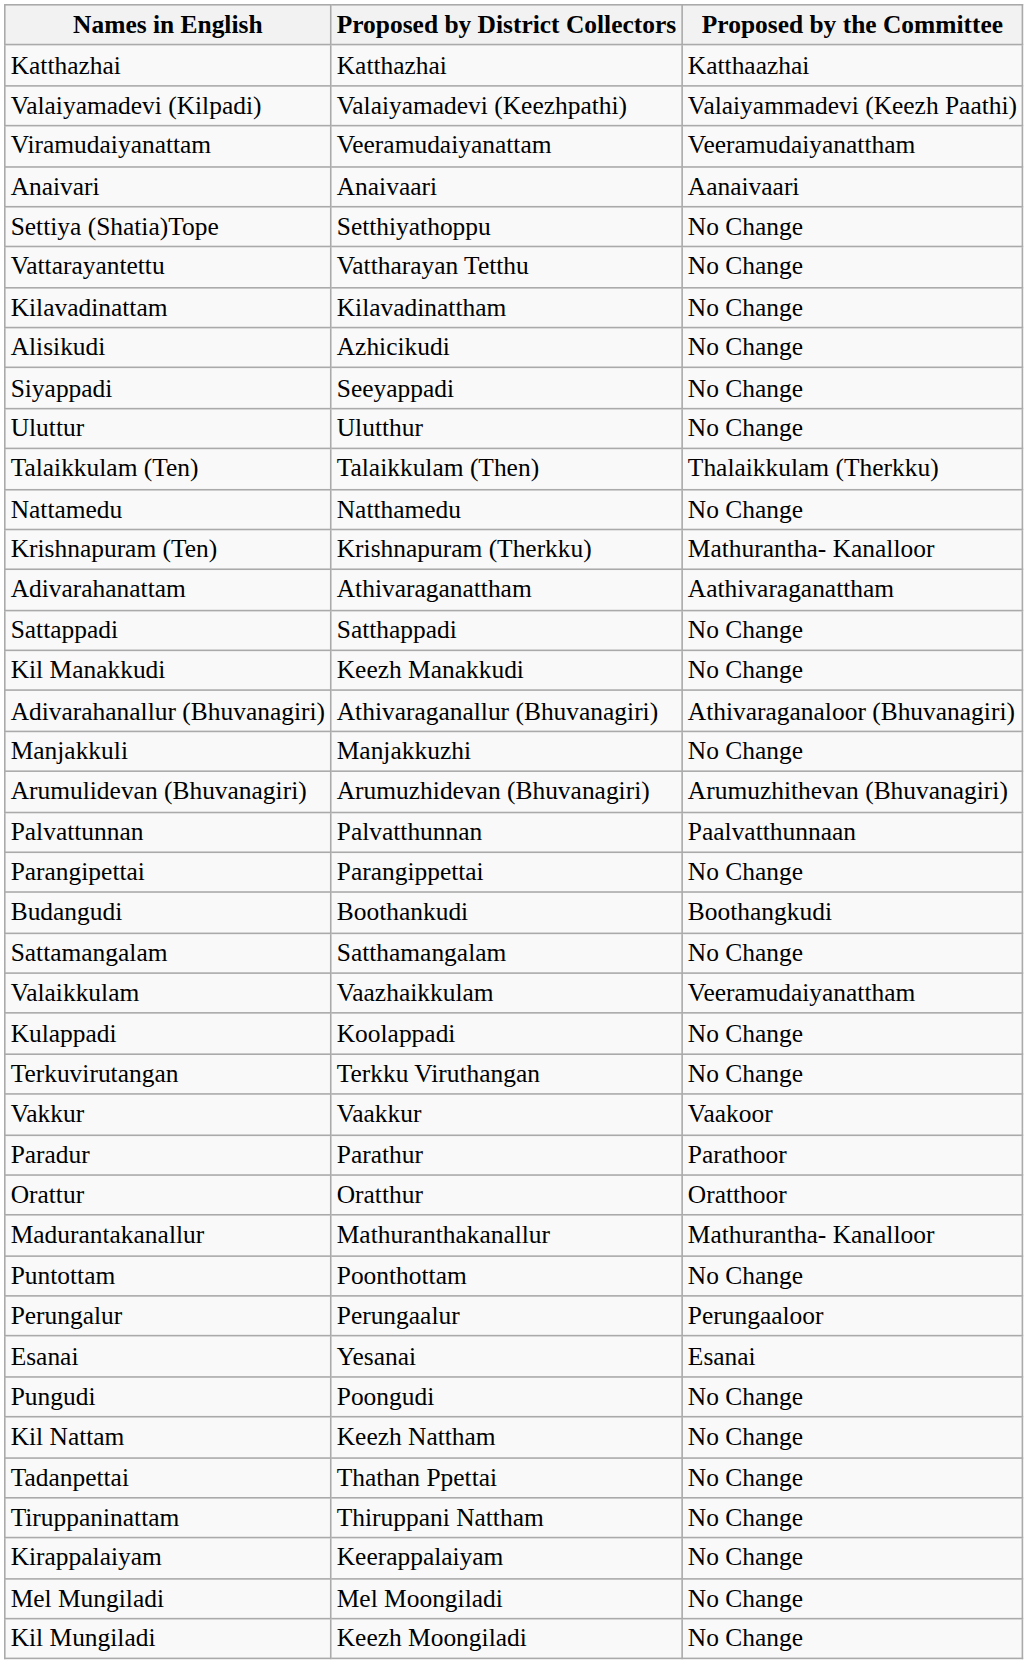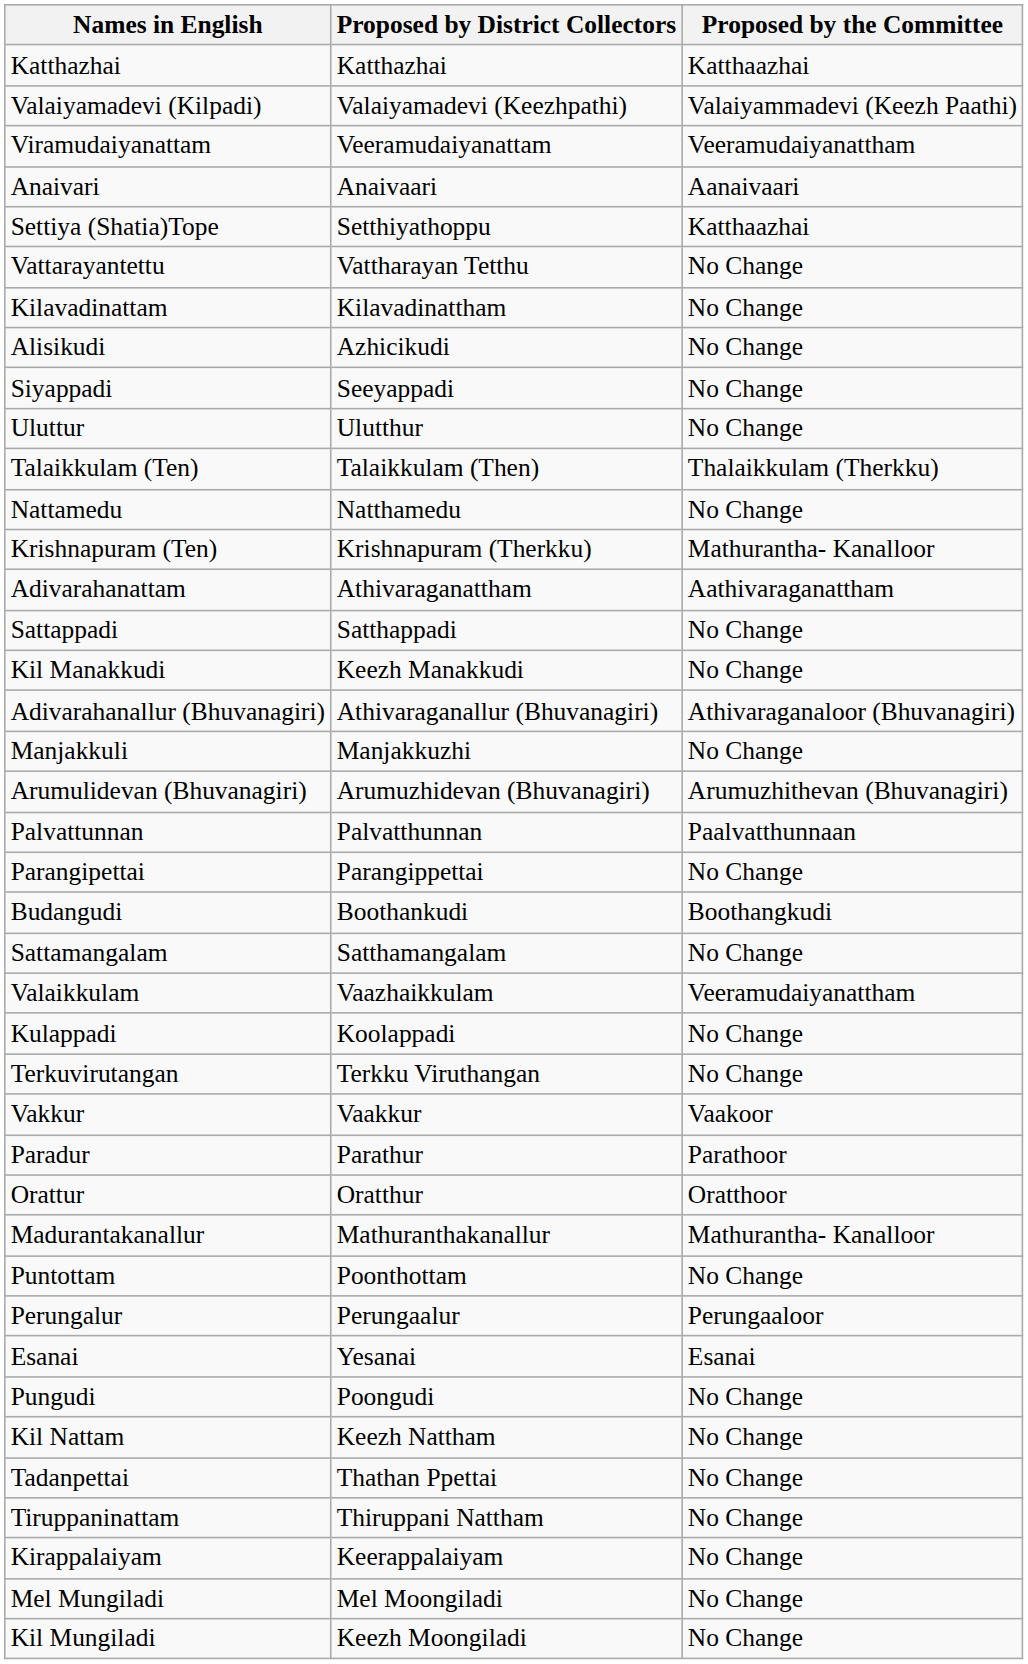(745, 226) No Change -> (749, 226) Katthaazhai
